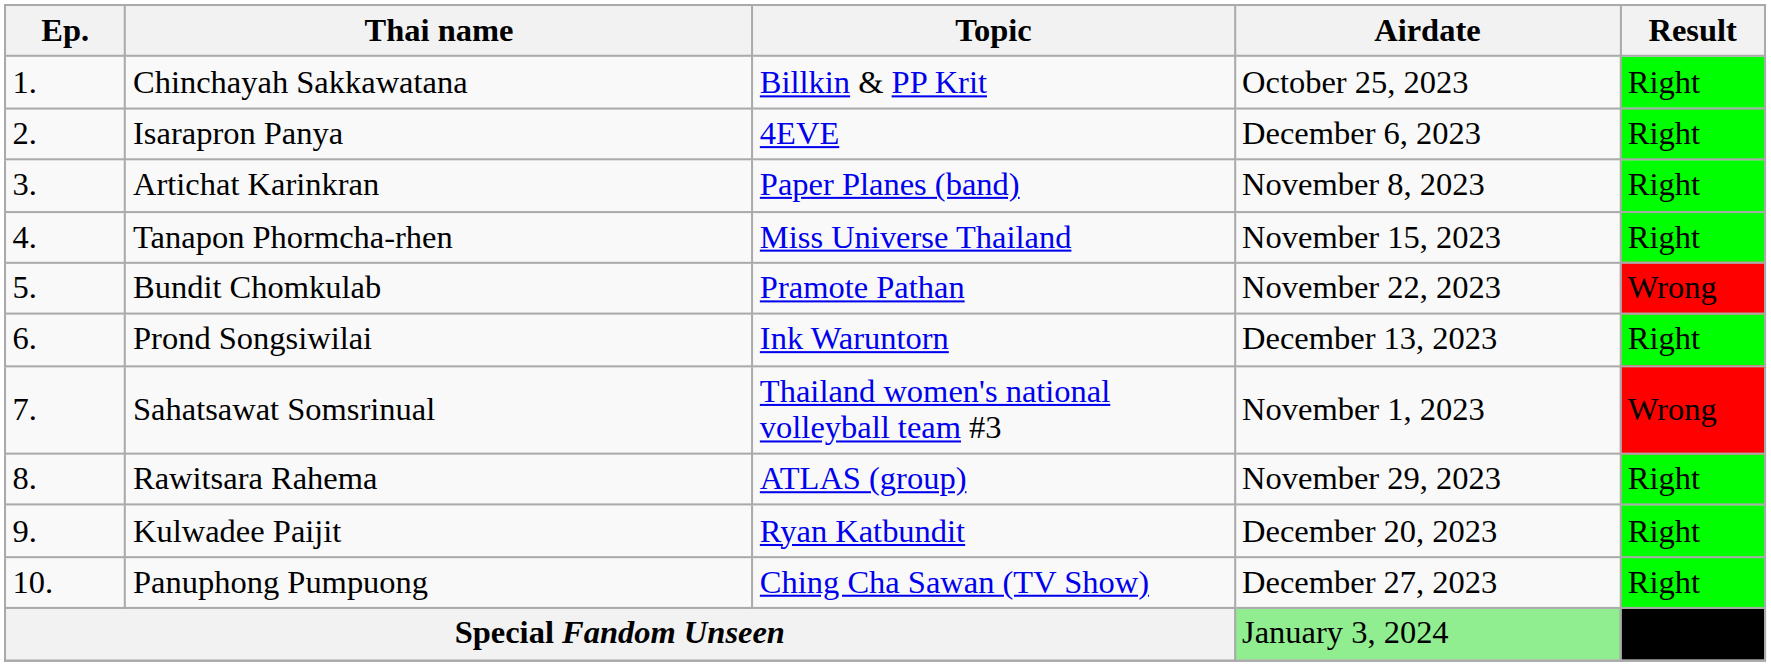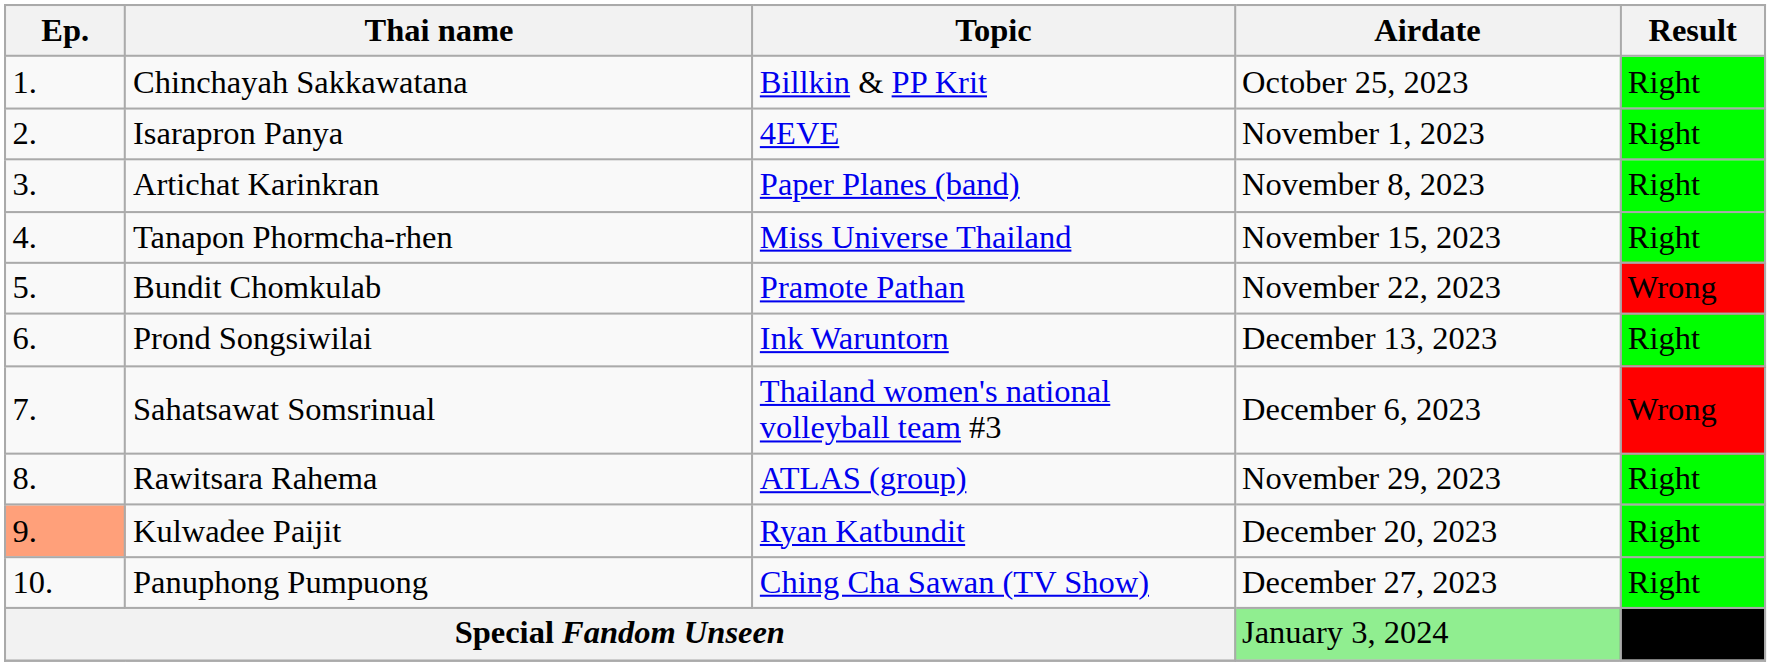(1362, 133) December 6, 2023 -> (1363, 133) November 1, 2023
(1363, 409) November 1, 2023 -> (1362, 409) December 6, 2023
(25, 530) no background -> (25, 530) lightsalmon background
